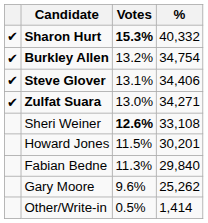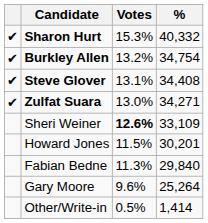(134, 36) bold -> (134, 36) normal
(179, 80) 34,406 -> (179, 80) 34,408
(179, 123) 33,108 -> (179, 123) 33,109
(179, 186) 25,262 -> (179, 186) 25,264
